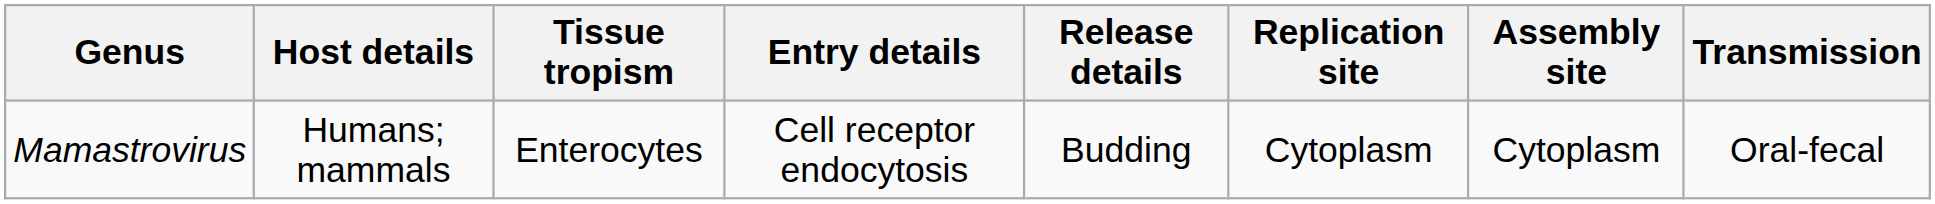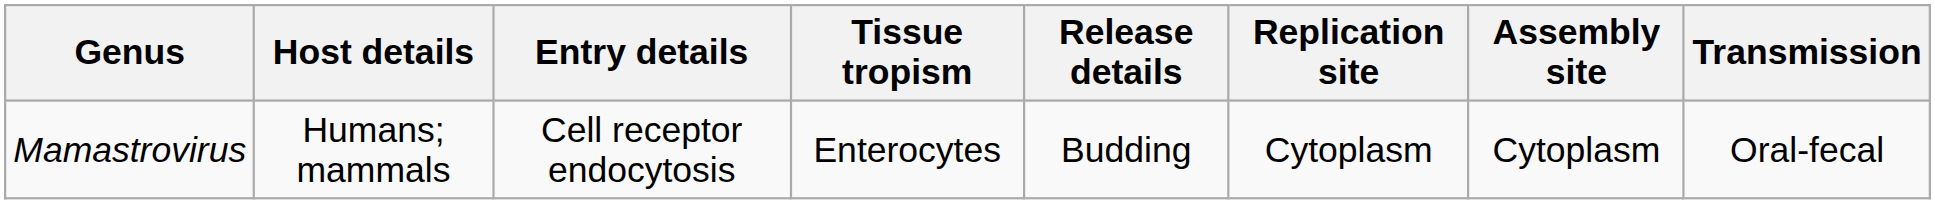columns swapped: (609, 52) <-> (874, 52)
